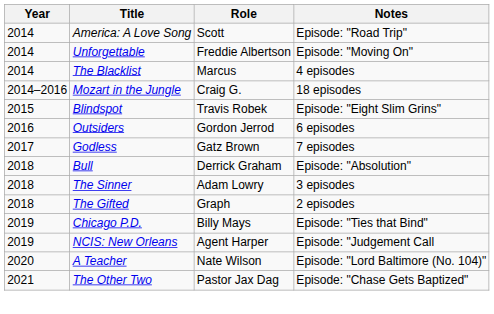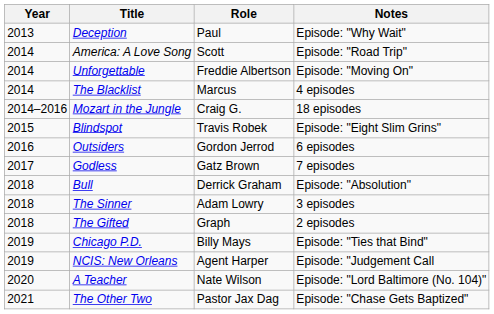+ row: (100, 33)
